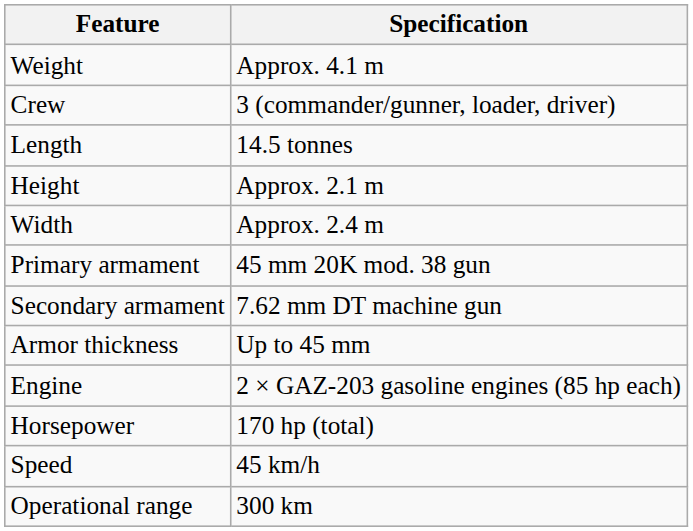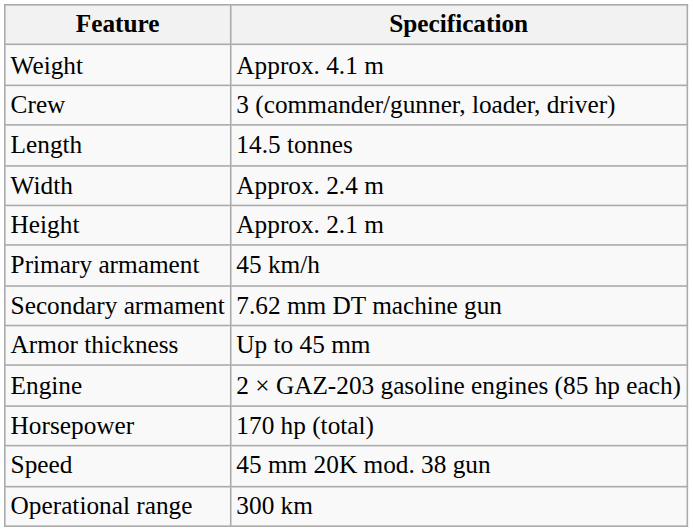rows swapped: (42, 225) <-> (45, 184)
(363, 265) 45 mm 20K mod. 38 gun -> (278, 265) 45 km/h
(278, 465) 45 km/h -> (363, 465) 45 mm 20K mod. 38 gun
